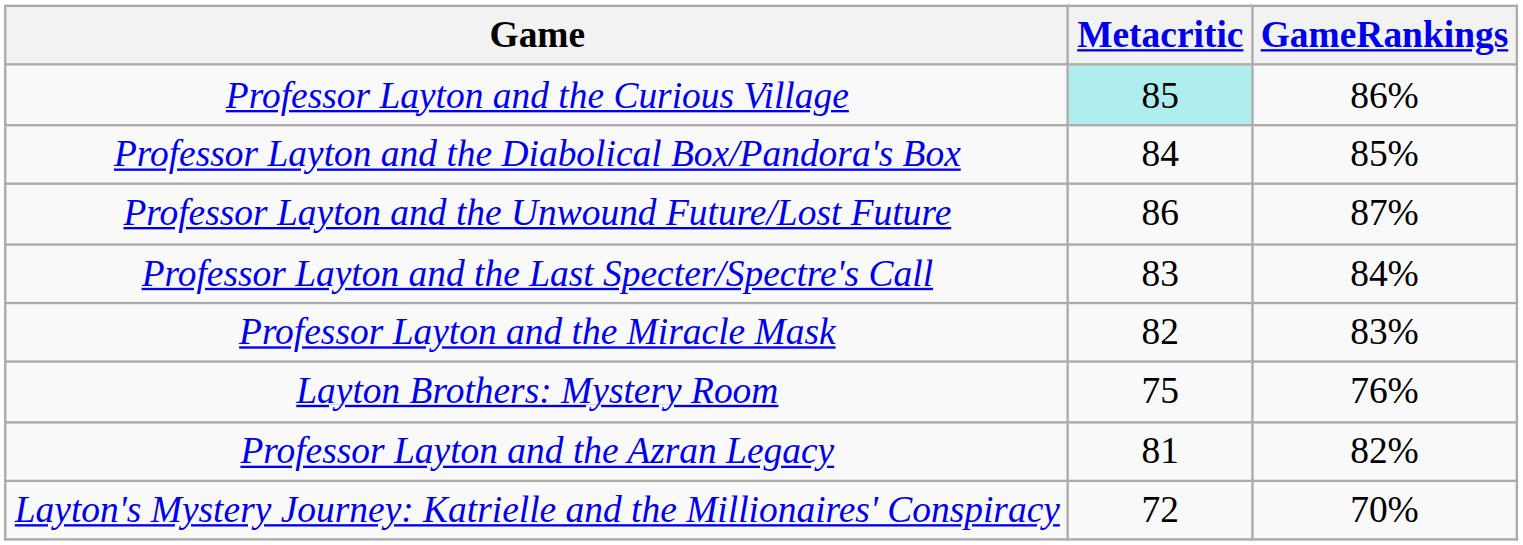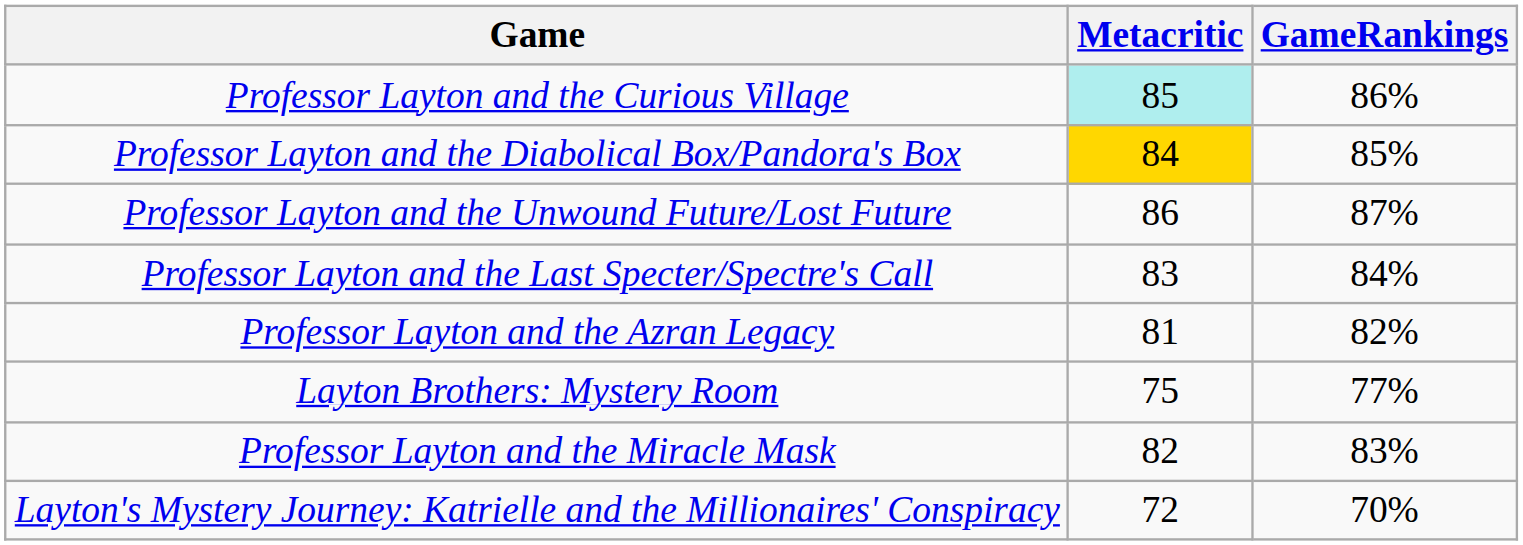(1160, 153) no background -> (1160, 153) gold background
rows swapped: (537, 331) <-> (537, 450)
(1384, 391) 76% -> (1384, 391) 77%
